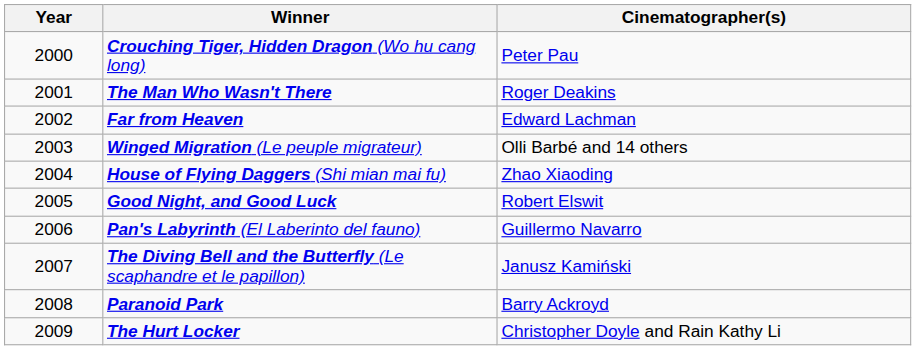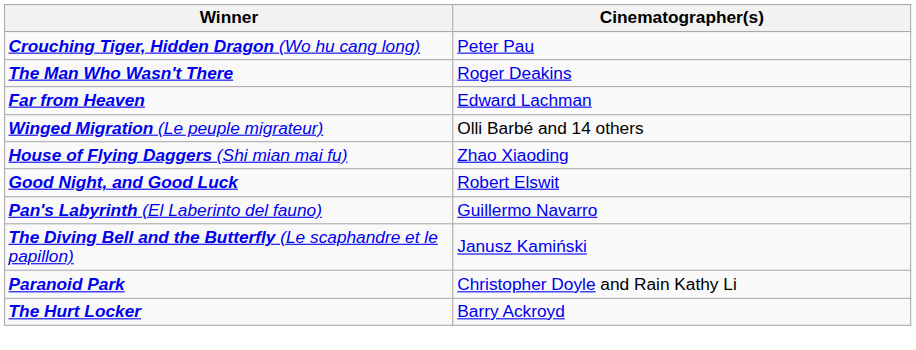- column: (54, 18)
(555, 303) Barry Ackroyd -> (597, 284) Christopher Doyle and Rain Kathy Li
(641, 331) Christopher Doyle and Rain Kathy Li -> (511, 311) Barry Ackroyd
